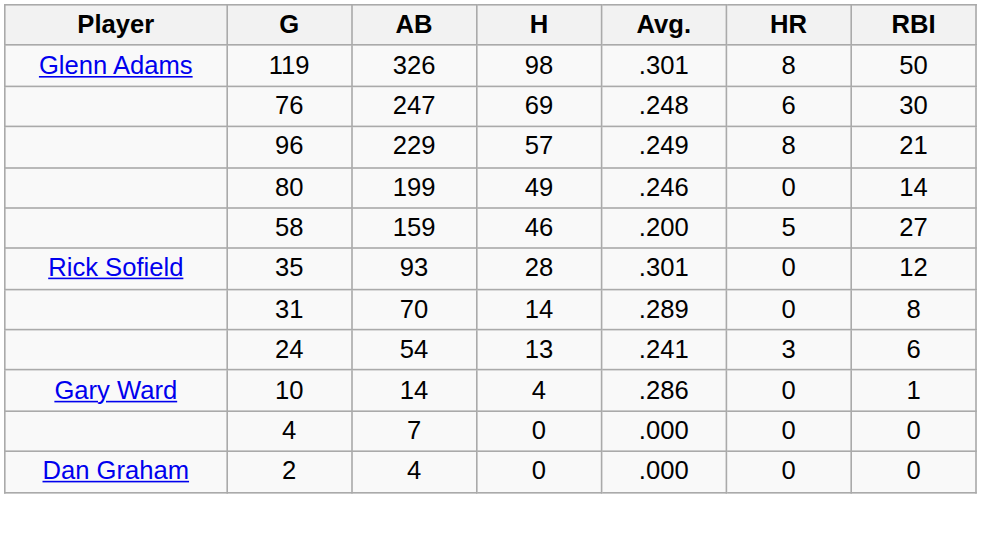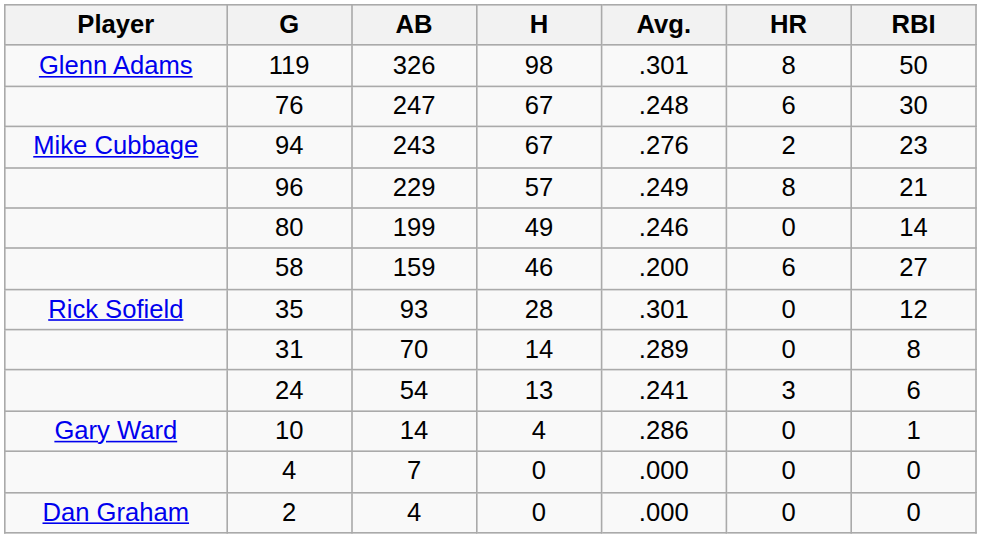(539, 106) 69 -> (539, 106) 67
+ row: (289, 146)
(789, 227) 5 -> (789, 268) 6
